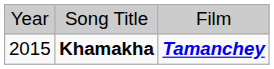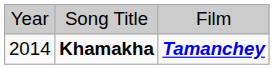(30, 49) 2015 -> (30, 49) 2014
